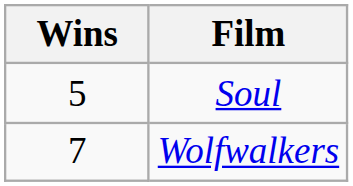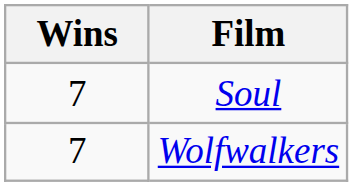(77, 92) 5 -> (77, 92) 7
